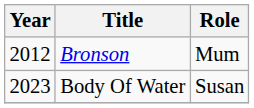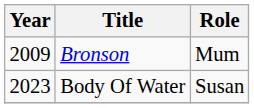(30, 53) 2012 -> (30, 53) 2009
